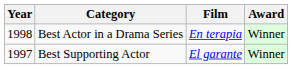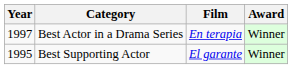(20, 34) 1998 -> (20, 34) 1997
(20, 53) 1997 -> (20, 53) 1995
